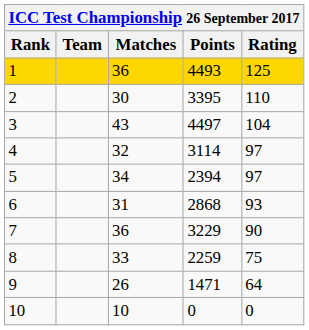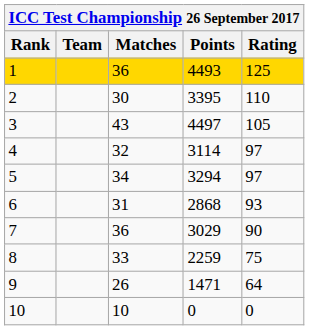(258, 124) 104 -> (258, 124) 105
(204, 177) 2394 -> (204, 177) 3294
(204, 230) 3229 -> (204, 230) 3029
